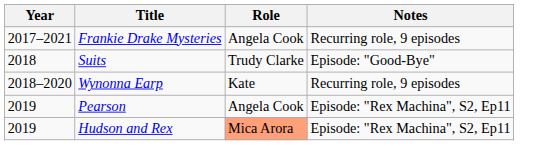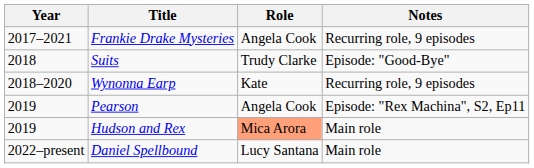(411, 128) Episode: "Rex Machina", S2, Ep11 -> (353, 128) Main role
+ row: (144, 151)
